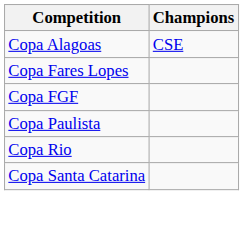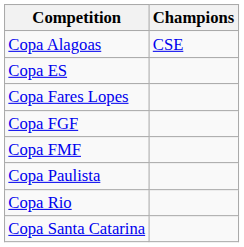+ row: (38, 70)
+ row: (45, 149)
